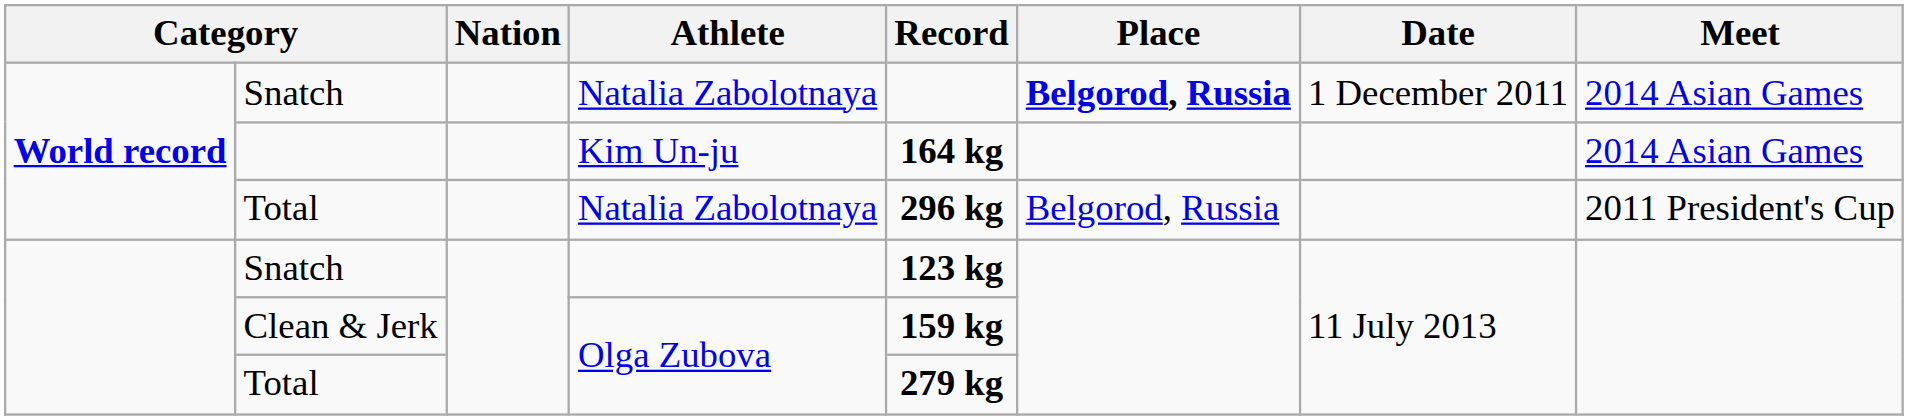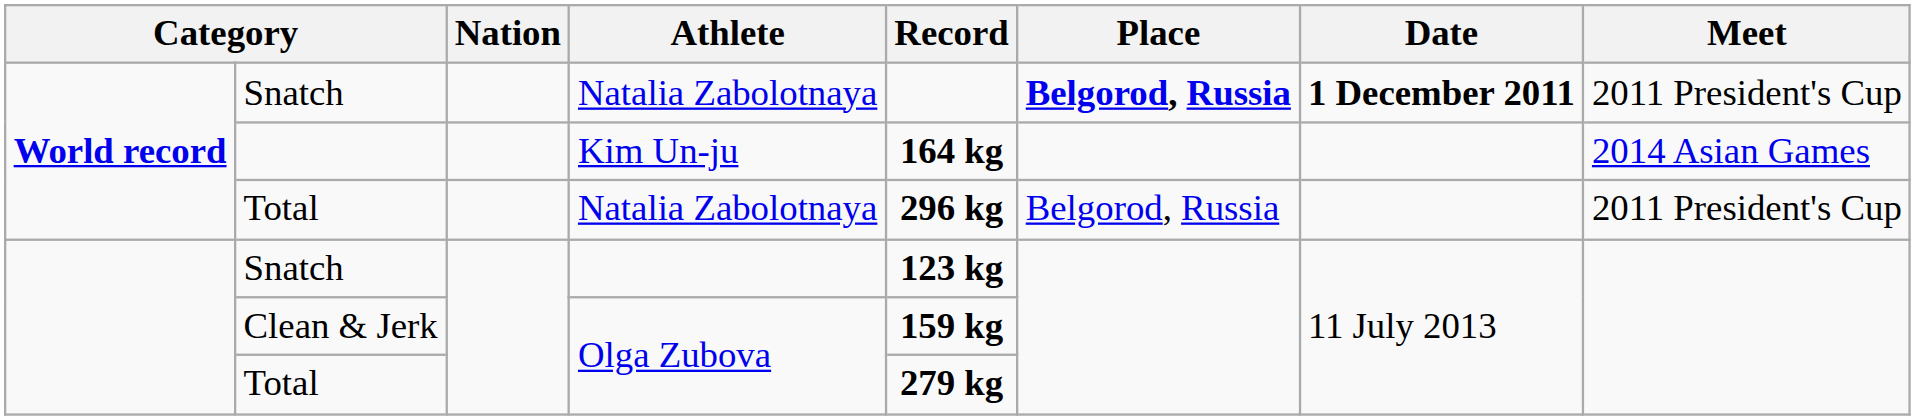(1438, 92) normal -> (1441, 92) bold
(1724, 92) 2014 Asian Games -> (1747, 92) 2011 President's Cup
